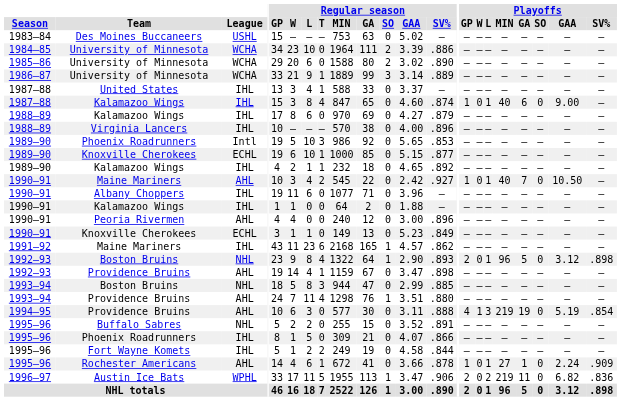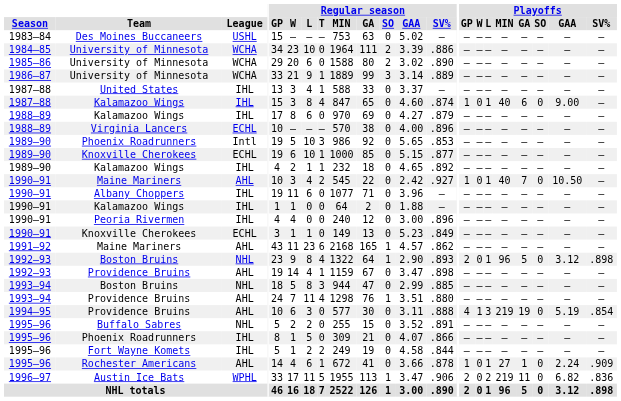(245, 128) IHL -> (245, 128) ECHL
(245, 220) AHL -> (245, 220) IHL
(245, 246) IHL -> (245, 246) AHL
